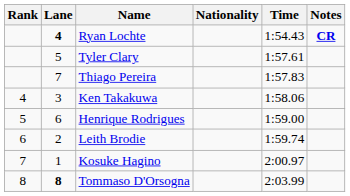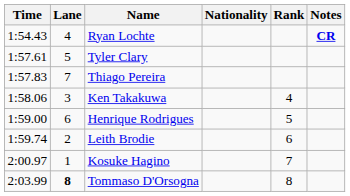columns swapped: (23, 14) <-> (284, 14)
(58, 35) bold -> (67, 35) normal
